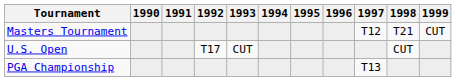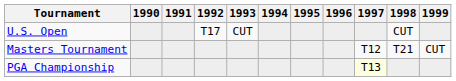rows swapped: (67, 32) <-> (37, 50)
(371, 68) no background -> (371, 68) lightyellow background
